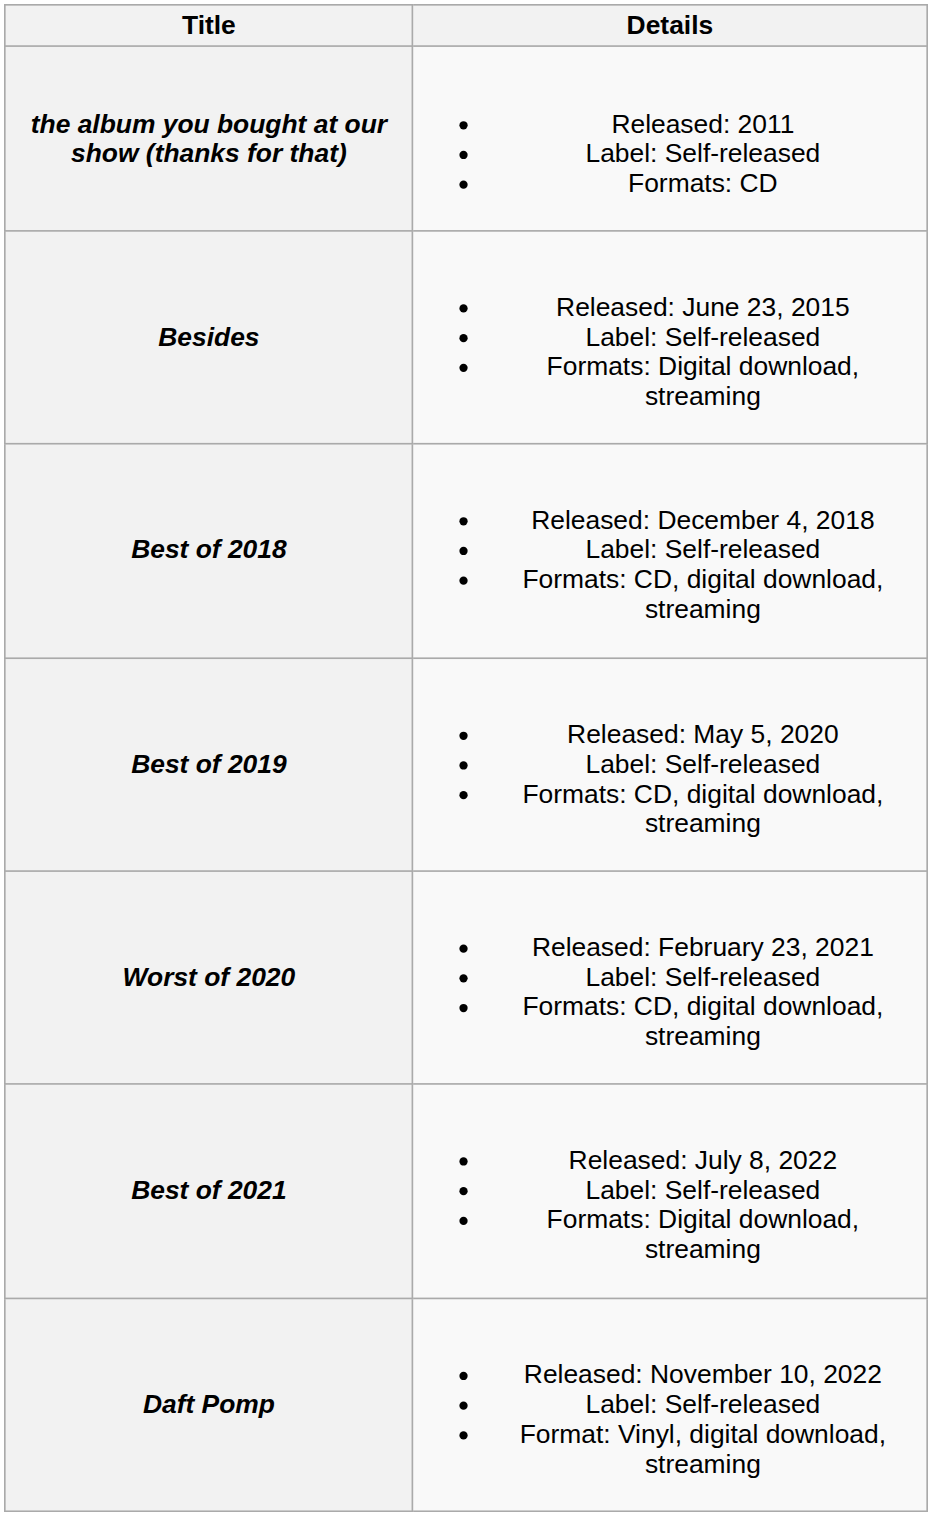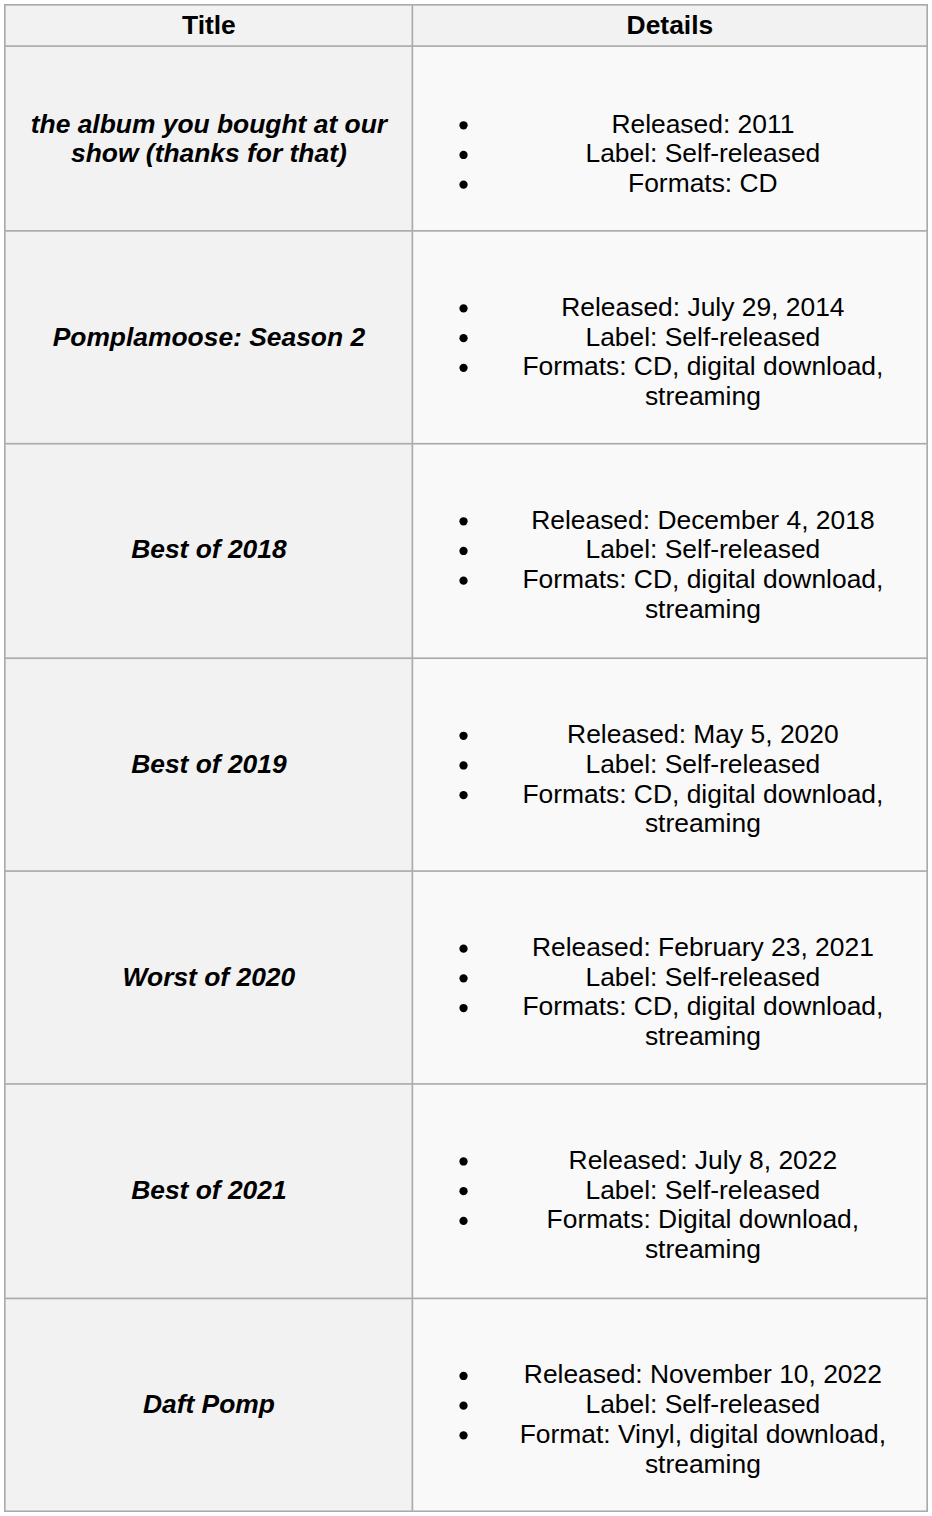+ row: (209, 336)
- row: (209, 336)
